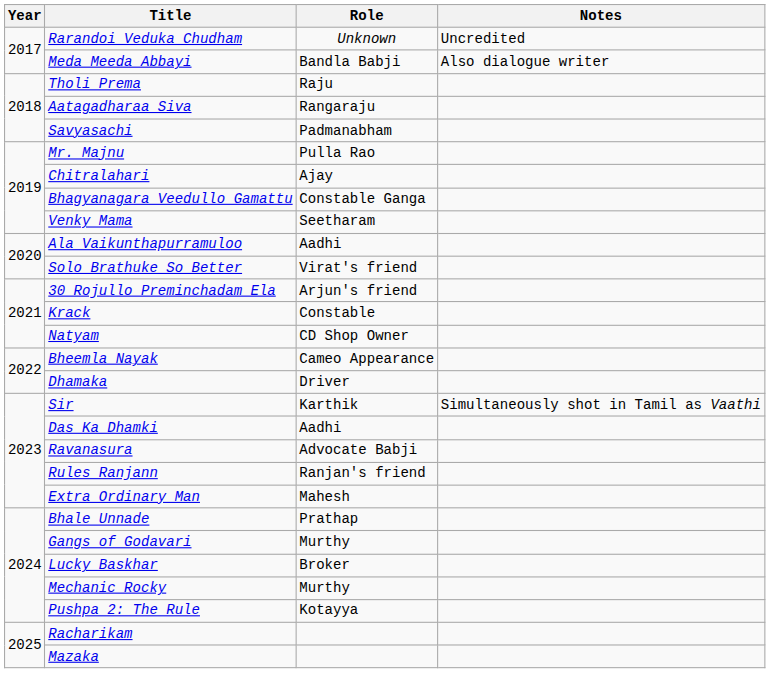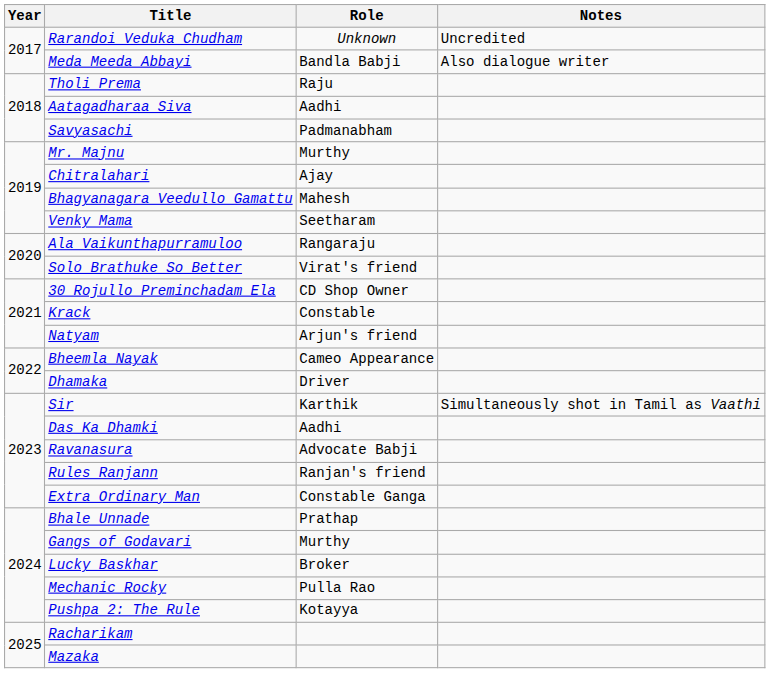(337, 108) Rangaraju -> (320, 108) Aadhi
(337, 153) Pulla Rao -> (325, 153) Murthy
(363, 199) Constable Ganga -> (325, 199) Mahesh
(320, 245) Aadhi -> (337, 245) Rangaraju
(358, 291) Arjun's friend -> (354, 291) CD Shop Owner
(354, 336) CD Shop Owner -> (358, 336) Arjun's friend
(325, 497) Mahesh -> (363, 497) Constable Ganga
(325, 588) Murthy -> (337, 588) Pulla Rao
